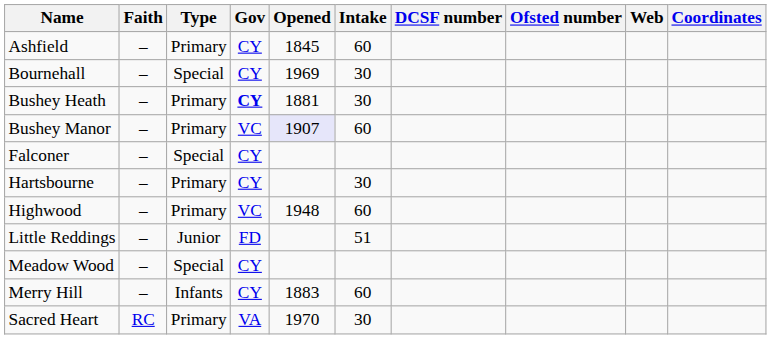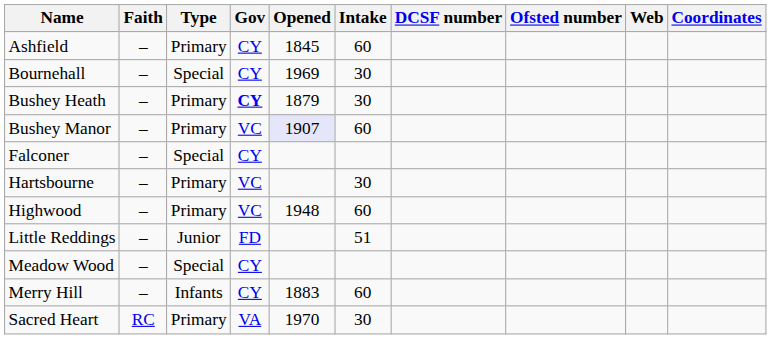(302, 100) 1881 -> (302, 100) 1879
(250, 182) CY -> (250, 182) VC
